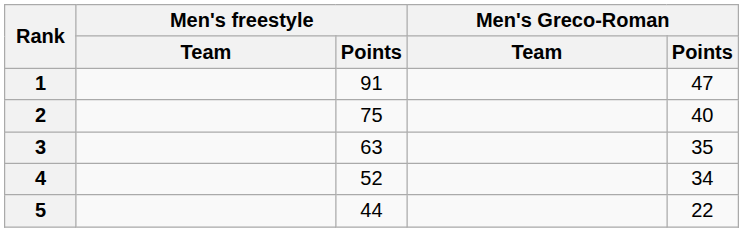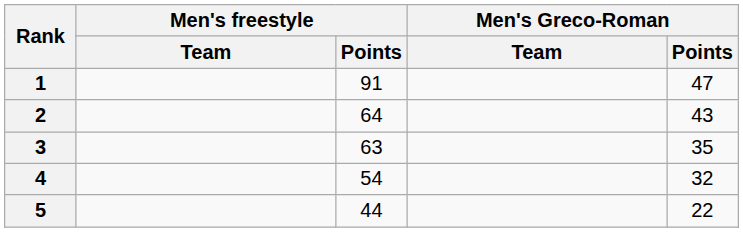(371, 115) 75 -> (371, 115) 64
(702, 115) 40 -> (702, 115) 43
(371, 178) 52 -> (371, 178) 54
(702, 178) 34 -> (702, 178) 32
